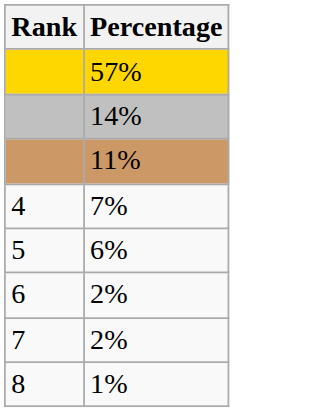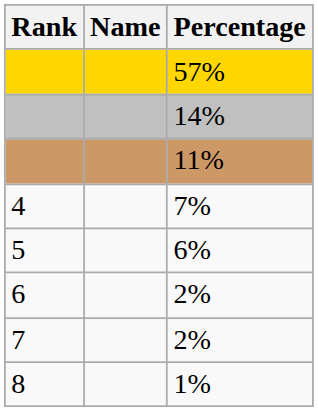+ column: (125, 26)
